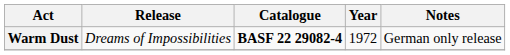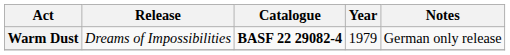(363, 38) 1972 -> (363, 38) 1979
